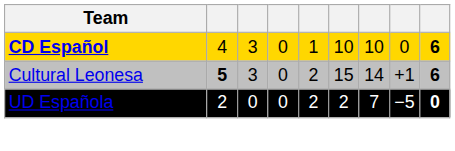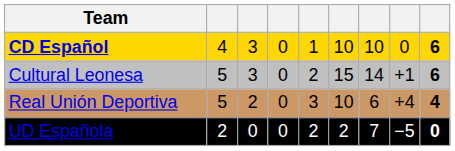(222, 74) bold -> (222, 74) normal
+ row: (93, 103)
